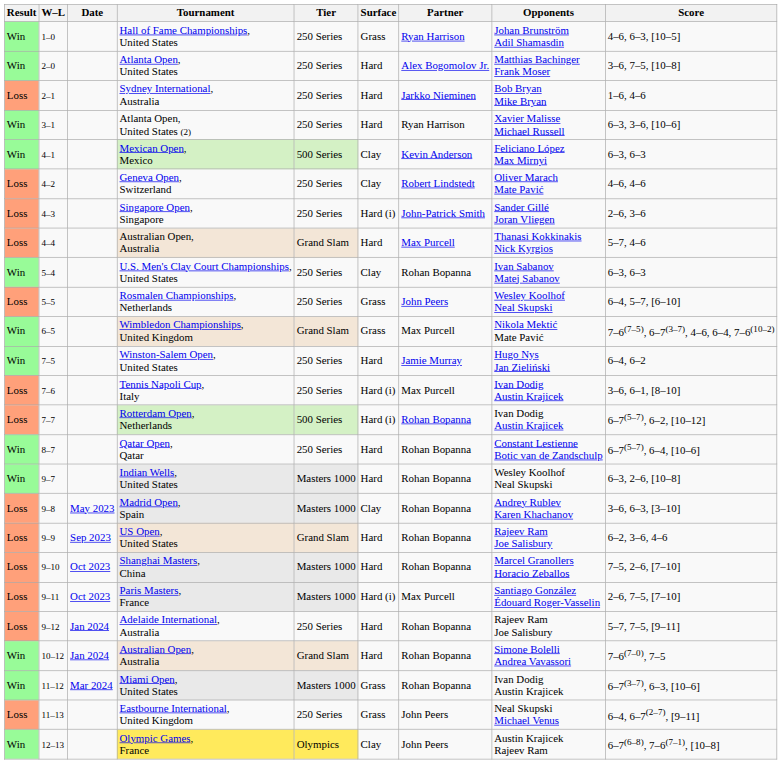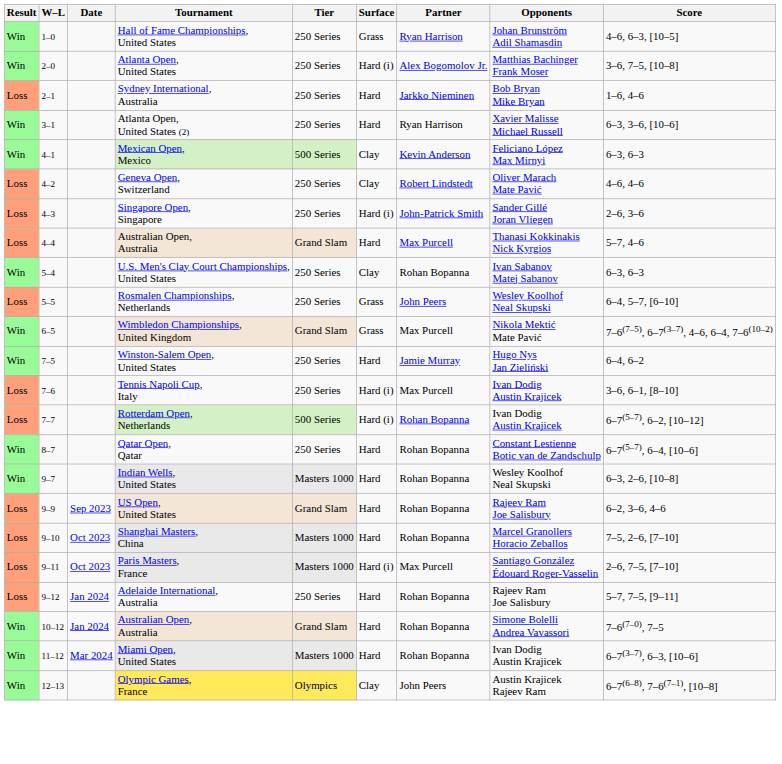(371, 65) Hard -> (376, 65) Hard (i)
- row: (48, 509)
(373, 685) Grass -> (370, 655) Hard
- row: (53, 715)
